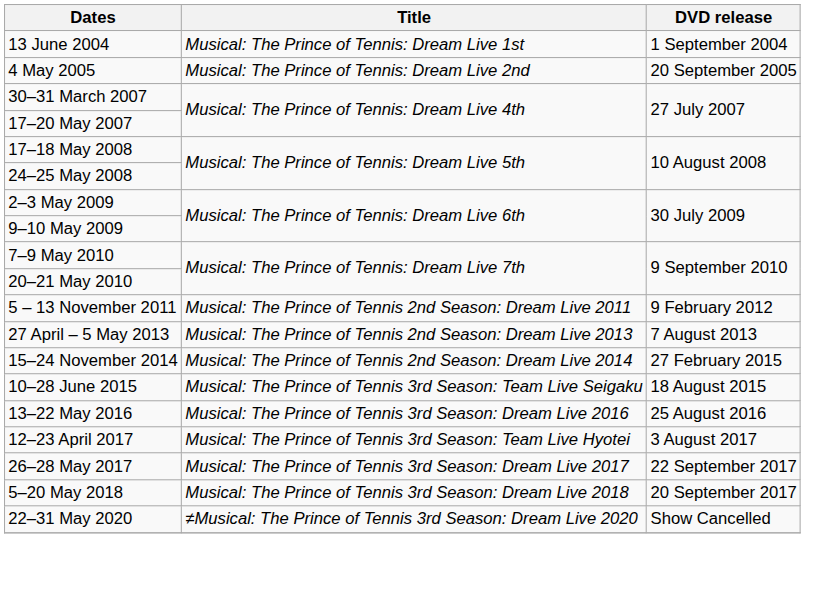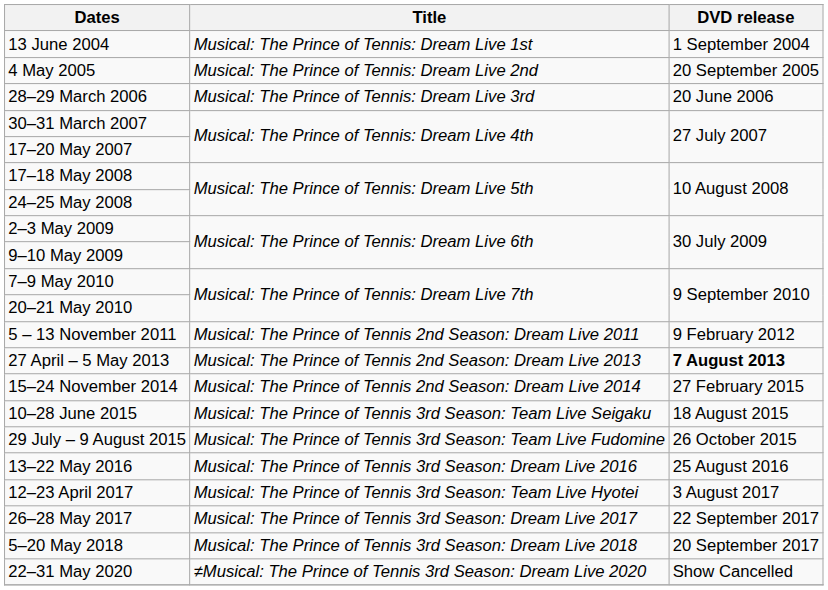+ row: (78, 96)
(704, 334) normal -> (729, 360) bold
+ row: (97, 439)
